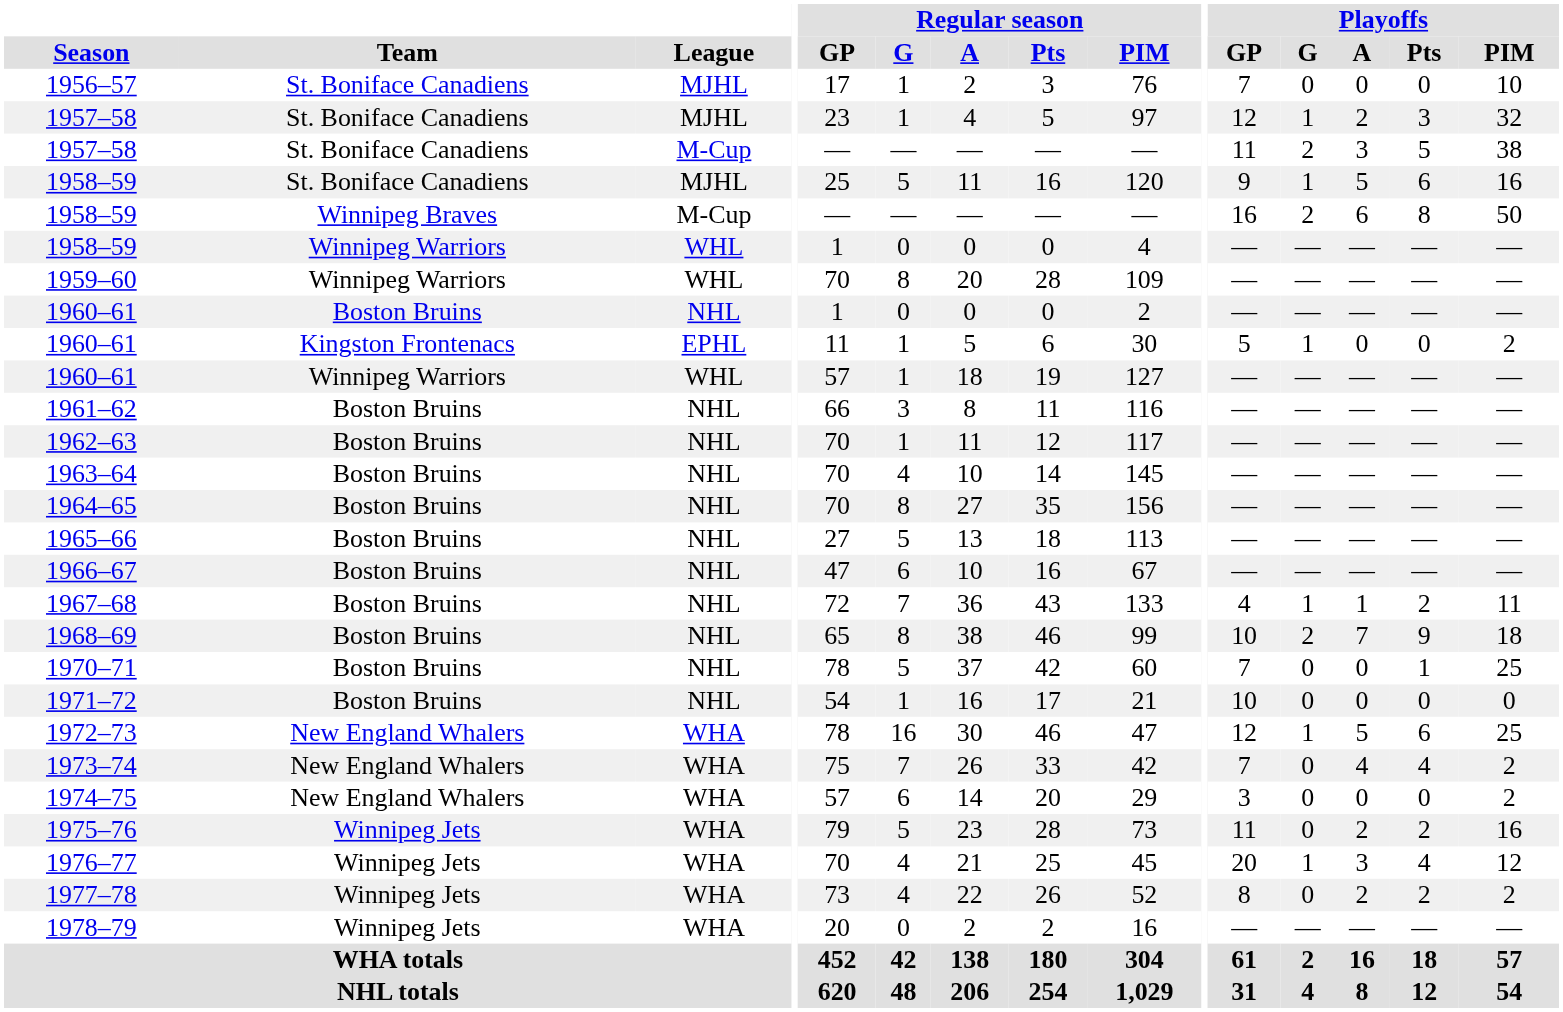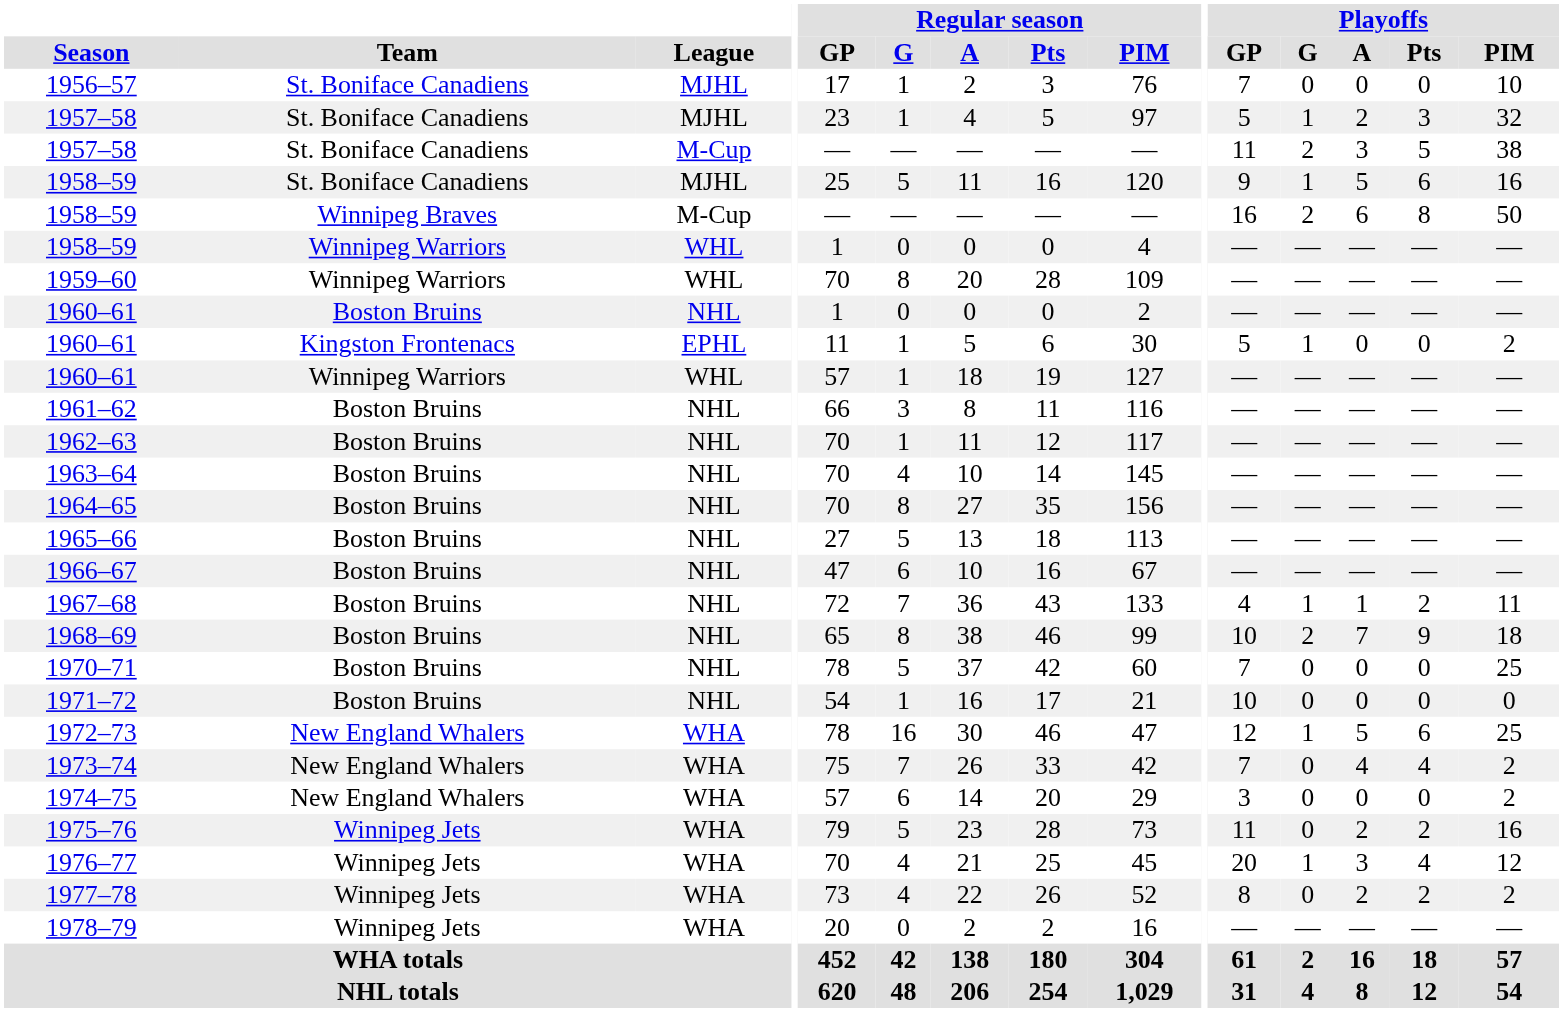(1244, 117) 12 -> (1244, 117) 5
(1424, 667) 1 -> (1424, 667) 0
